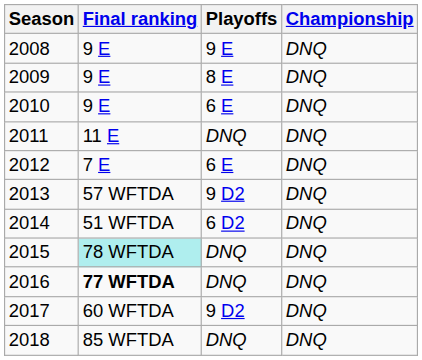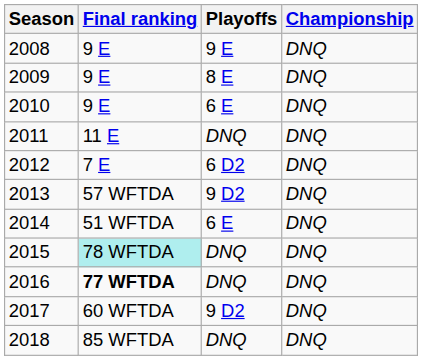(220, 164) 6 E -> (225, 164) 6 D2
(225, 223) 6 D2 -> (220, 223) 6 E
